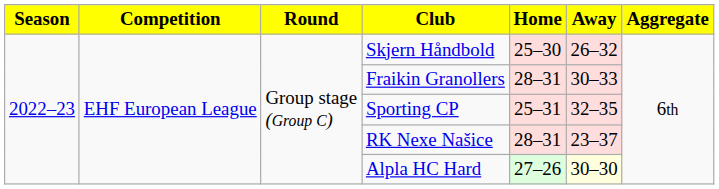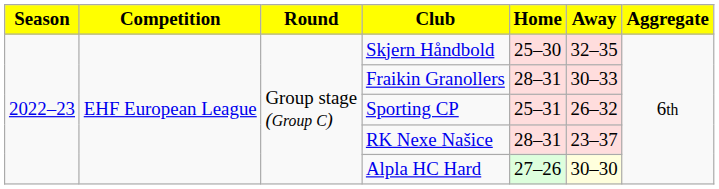(594, 49) 26–32 -> (594, 49) 32–35
(594, 109) 32–35 -> (594, 109) 26–32
